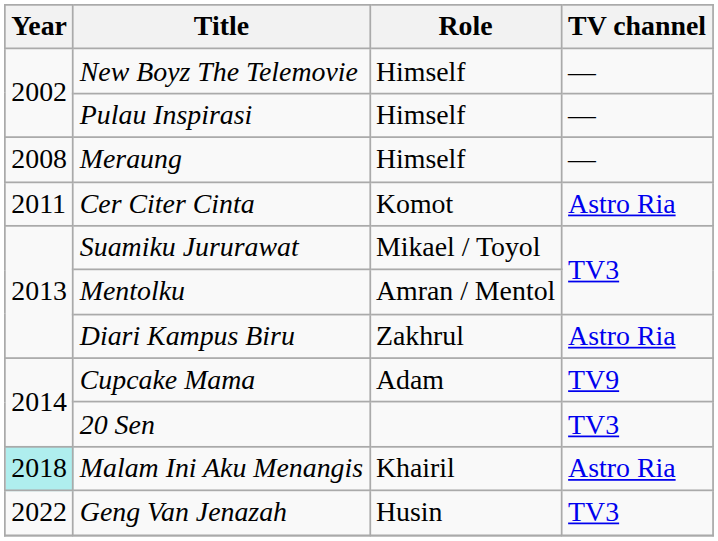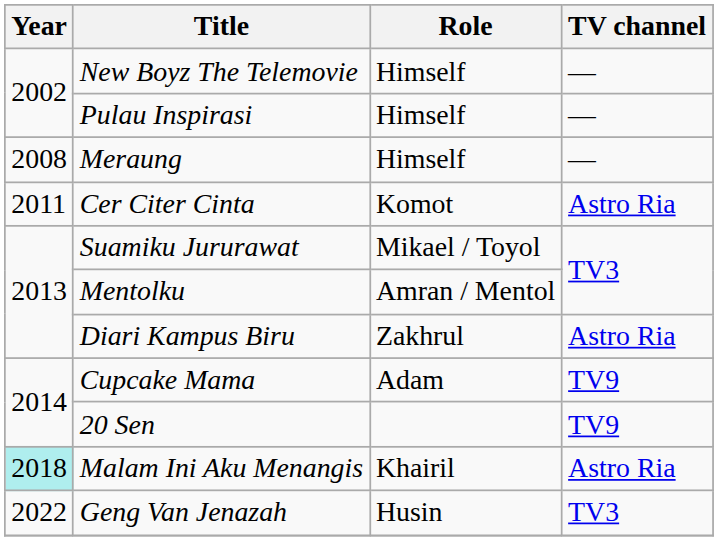(594, 423) TV3 -> (594, 423) TV9
